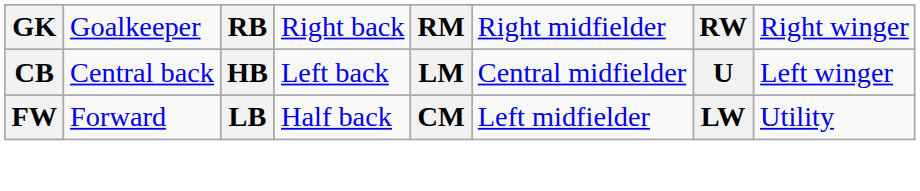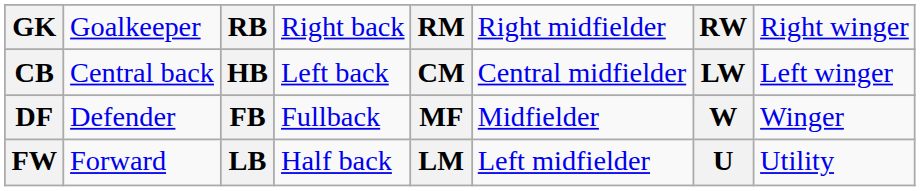(441, 71) LM -> (441, 71) CM
(723, 71) U -> (723, 71) LW
+ row: (34, 116)
(441, 116) CM -> (441, 161) LM
(723, 116) LW -> (723, 161) U
